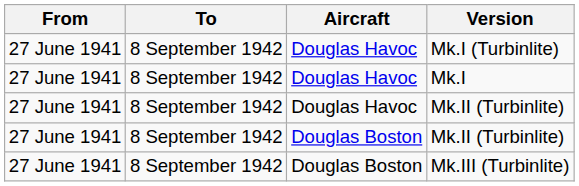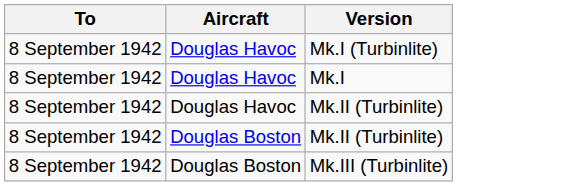- column: (65, 19)
